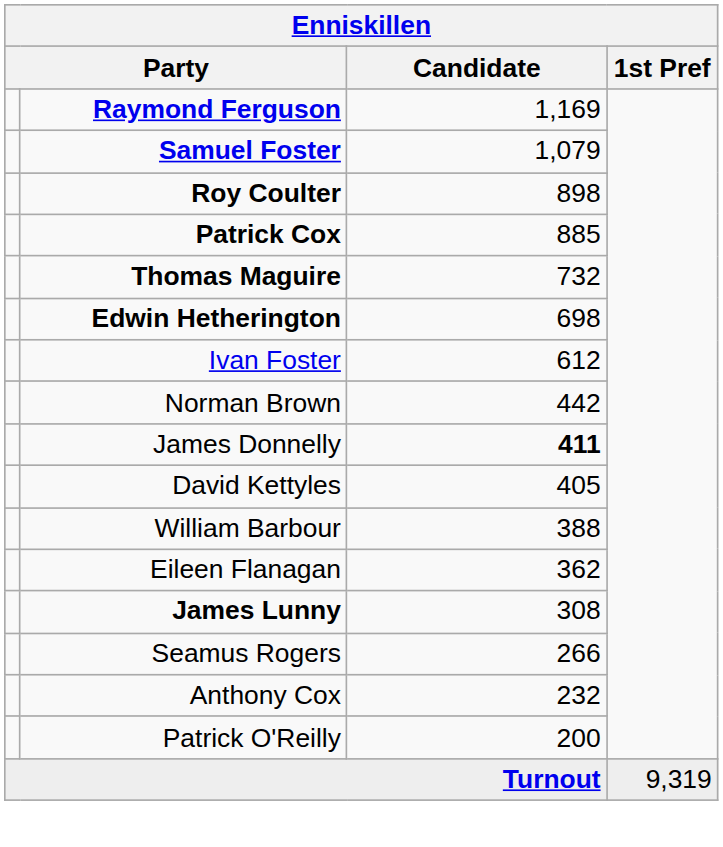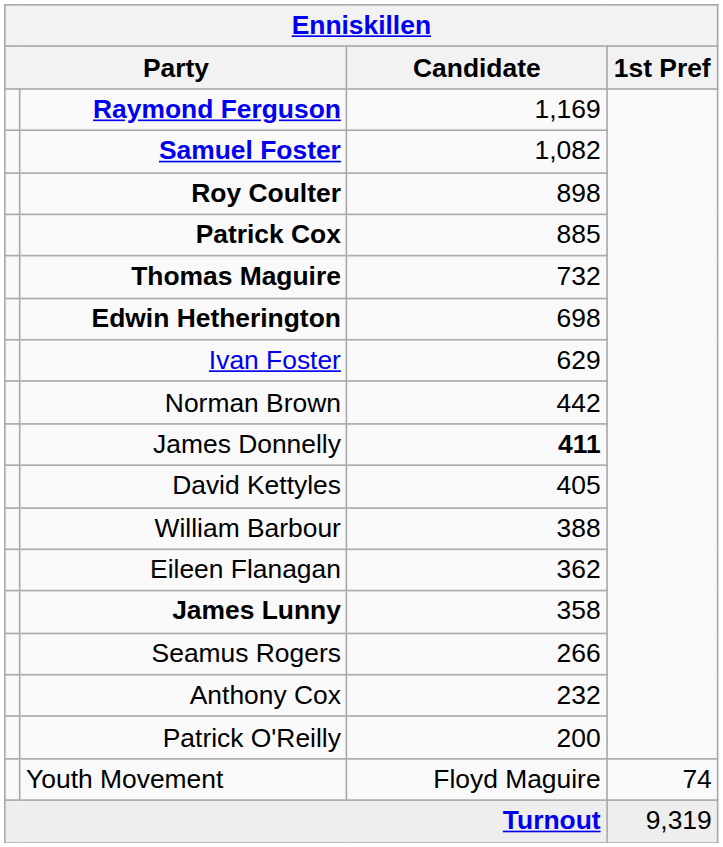(568, 151) 1,079 -> (568, 151) 1,082
(579, 360) 612 -> (579, 360) 629
(579, 611) 308 -> (579, 611) 358
+ row: (125, 779)
